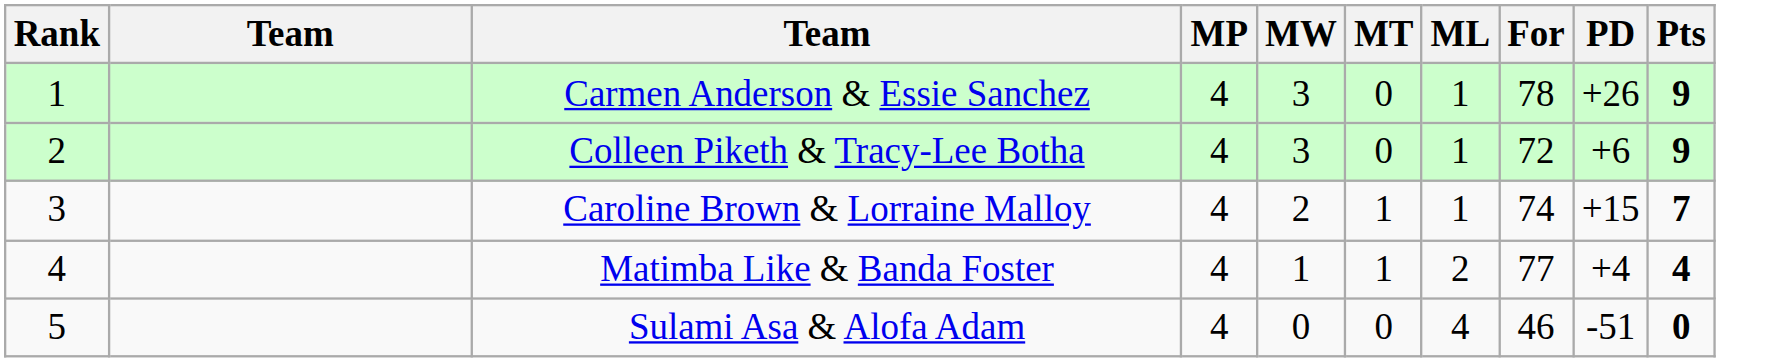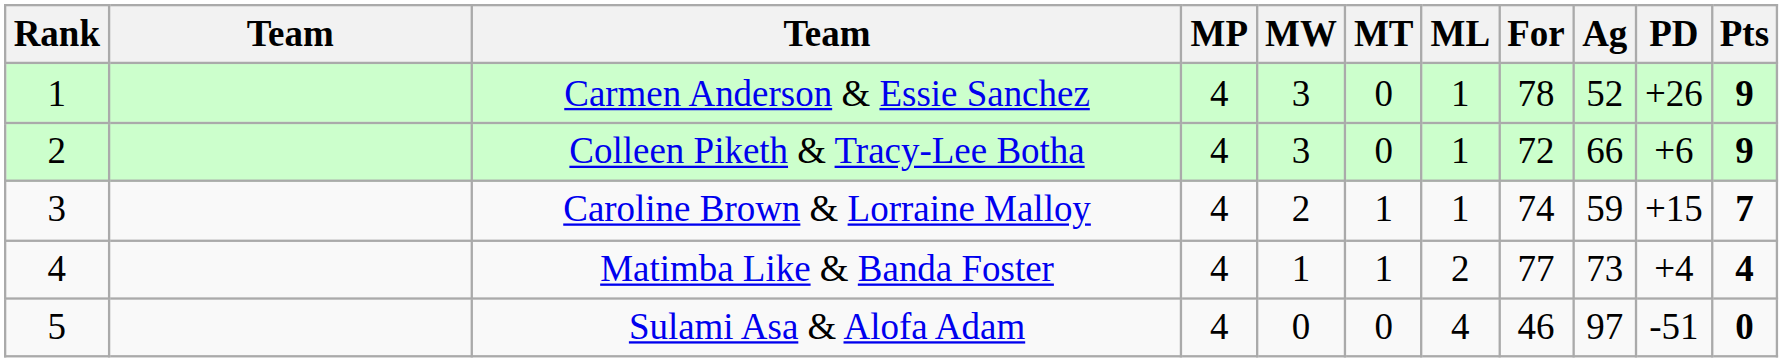+ column: (1605, 33)
